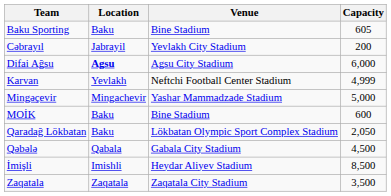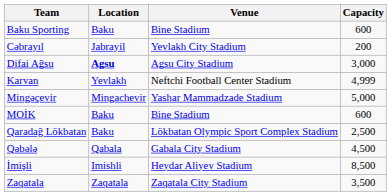(363, 30) 605 -> (363, 30) 600
(363, 64) 6,000 -> (363, 64) 3,000
(363, 132) 2,050 -> (363, 132) 2,500
